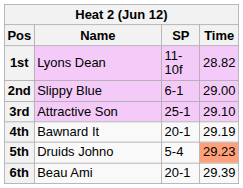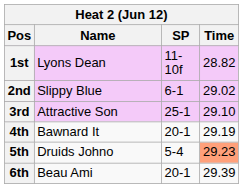(219, 91) 29.00 -> (219, 91) 29.02
